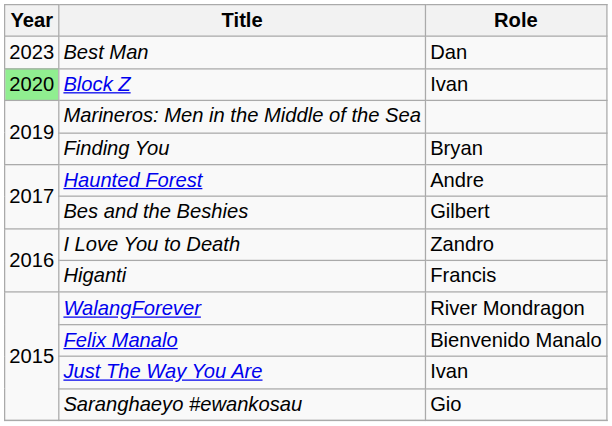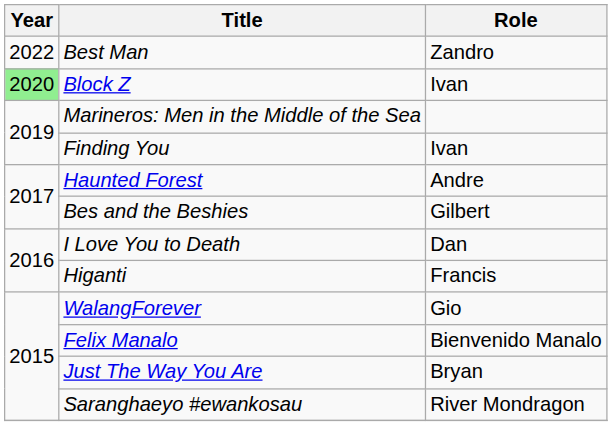(32, 52) 2023 -> (32, 52) 2022
(449, 52) Dan -> (462, 52) Zandro
(457, 148) Bryan -> (449, 148) Ivan
(462, 244) Zandro -> (449, 244) Dan
(507, 308) River Mondragon -> (446, 308) Gio
(449, 372) Ivan -> (457, 372) Bryan
(446, 404) Gio -> (507, 404) River Mondragon
